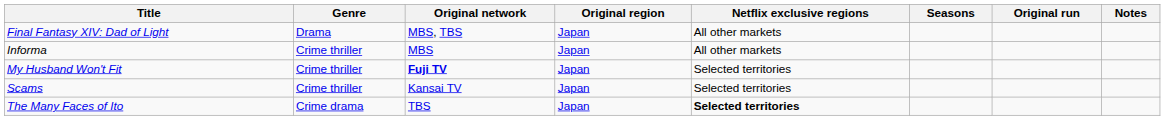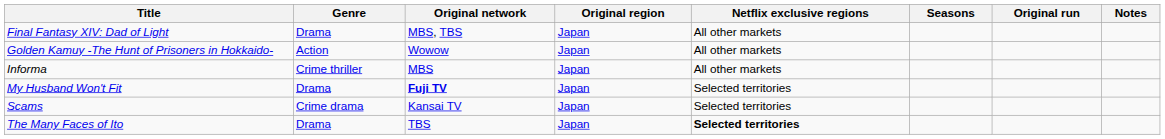+ row: (140, 50)
(329, 69) Crime thriller -> (313, 87) Drama
(329, 87) Crime thriller -> (330, 106) Crime drama
(330, 106) Crime drama -> (313, 124) Drama
